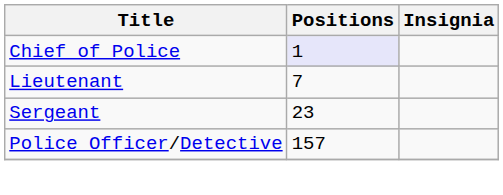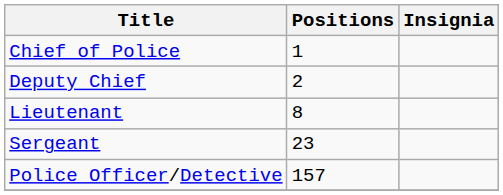(297, 51) lavender background -> (297, 51) no background
+ row: (78, 82)
(297, 82) 7 -> (297, 113) 8
